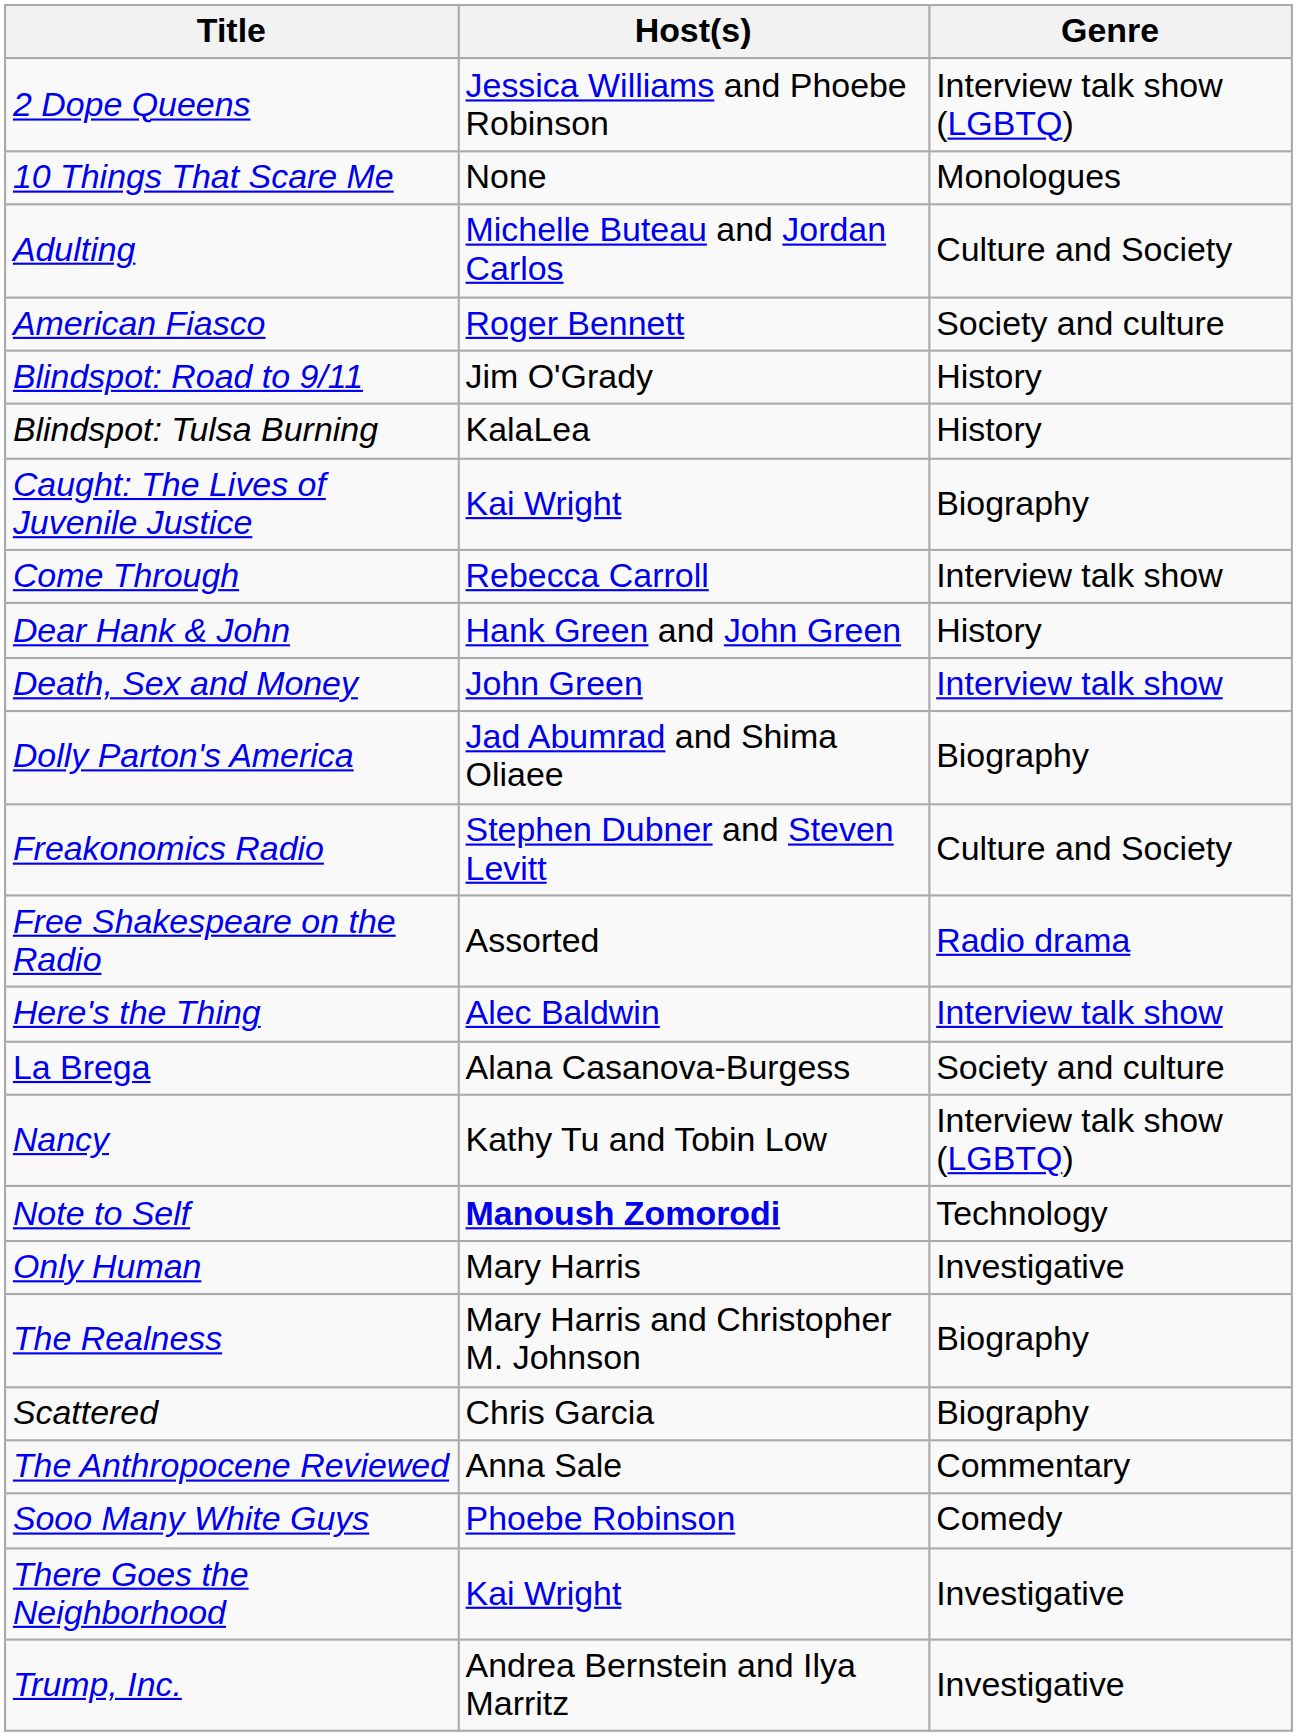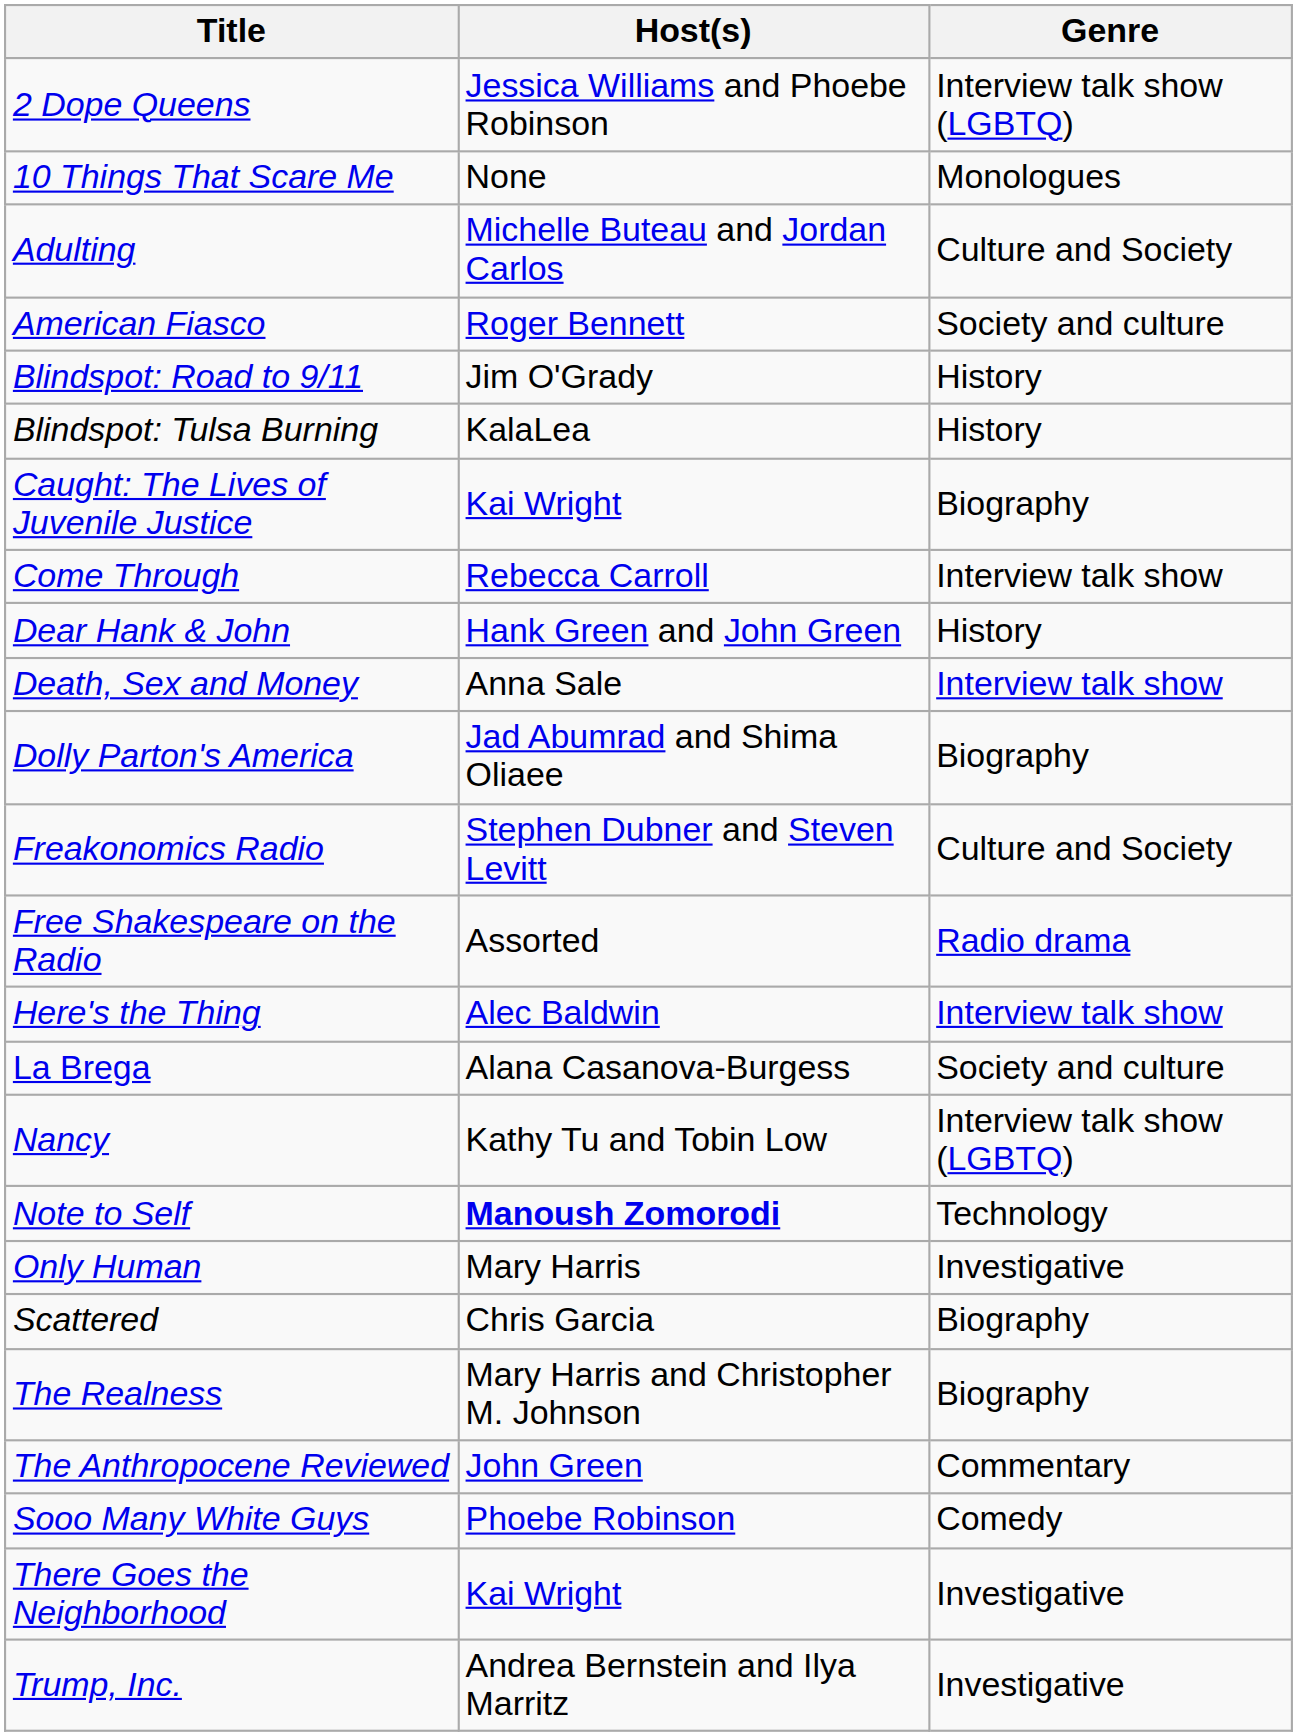(554, 683) John Green -> (544, 683) Anna Sale
rows swapped: (118, 1339) <-> (85, 1412)
(544, 1466) Anna Sale -> (554, 1466) John Green
